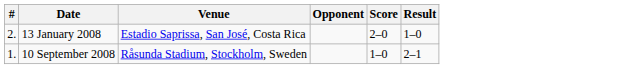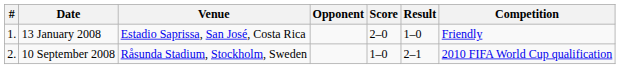+ column: (527, 14)
(12, 34) 2. -> (12, 34) 1.
(12, 54) 1. -> (12, 54) 2.
